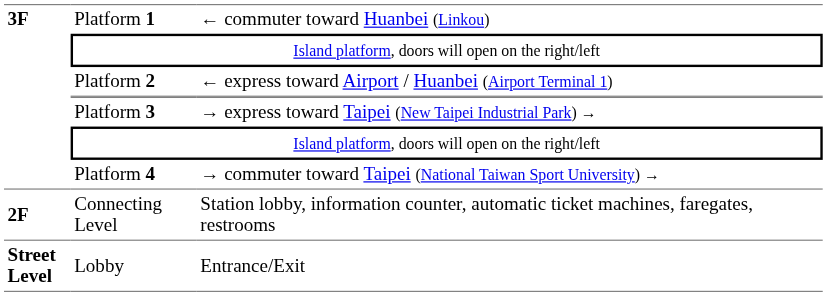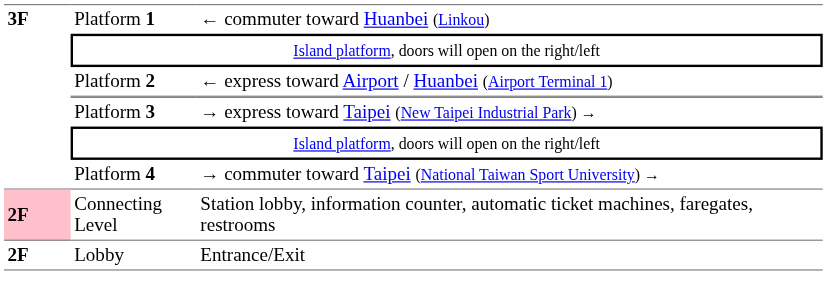(18, 214) no background -> (18, 214) pink background
(32, 265) Street Level -> (18, 254) 2F
